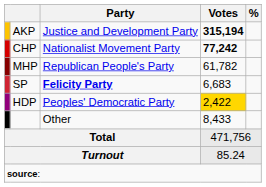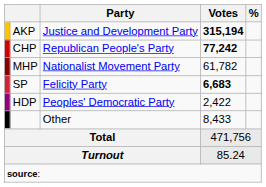(111, 48) Nationalist Movement Party -> (108, 48) Republican People's Party
(108, 66) Republican People's Party -> (111, 66) Nationalist Movement Party
(78, 84) bold -> (75, 84) normal
(217, 84) normal -> (217, 84) bold
(217, 102) gold background -> (217, 102) no background
